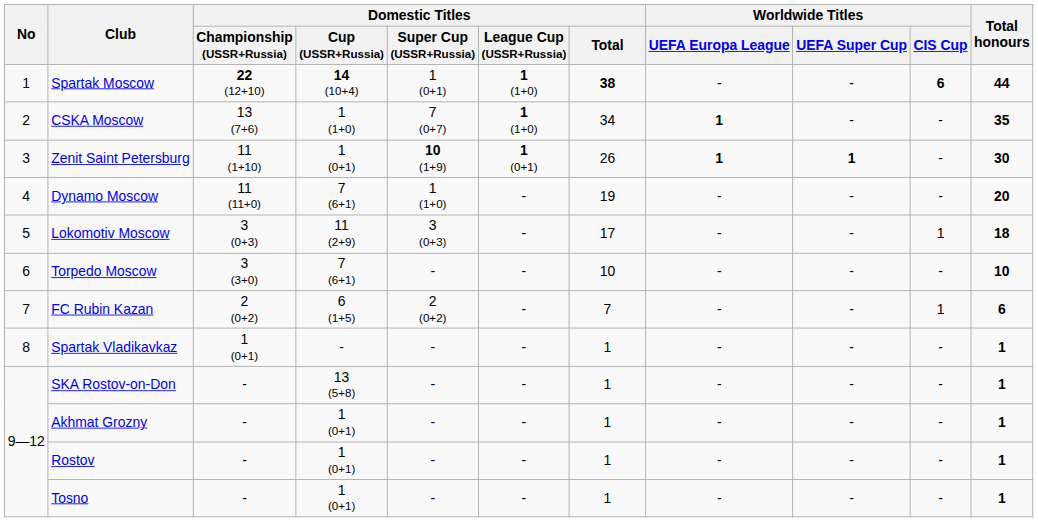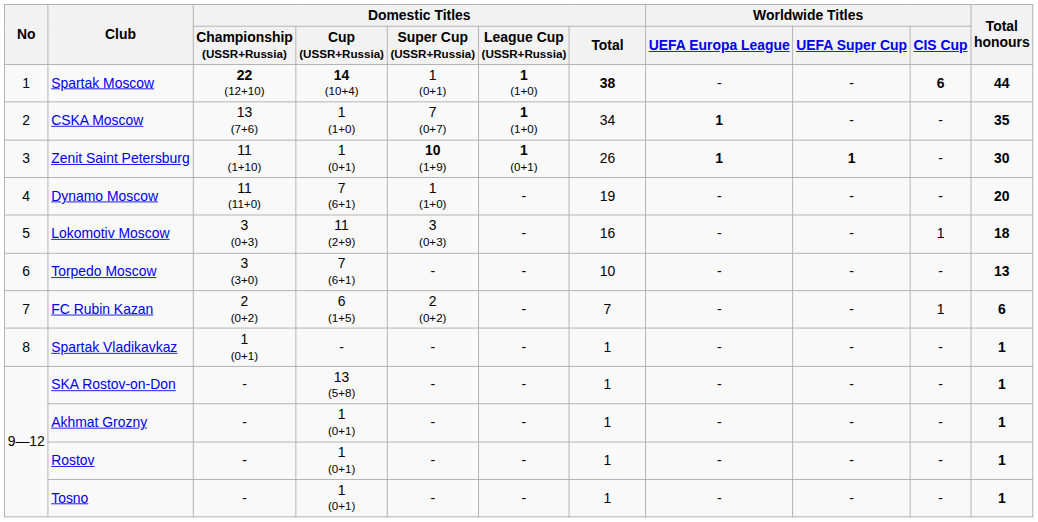(607, 234) 17 -> (607, 234) 16
(1002, 271) 10 -> (1002, 271) 13
